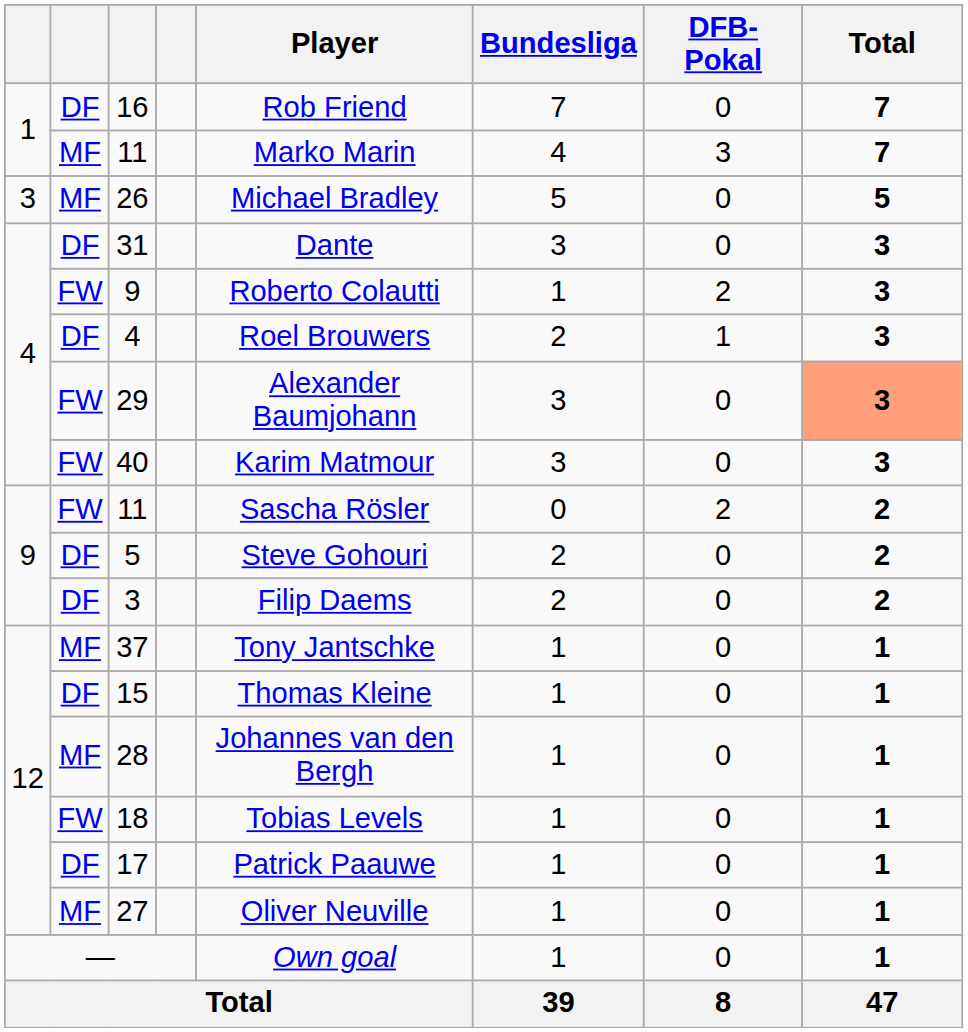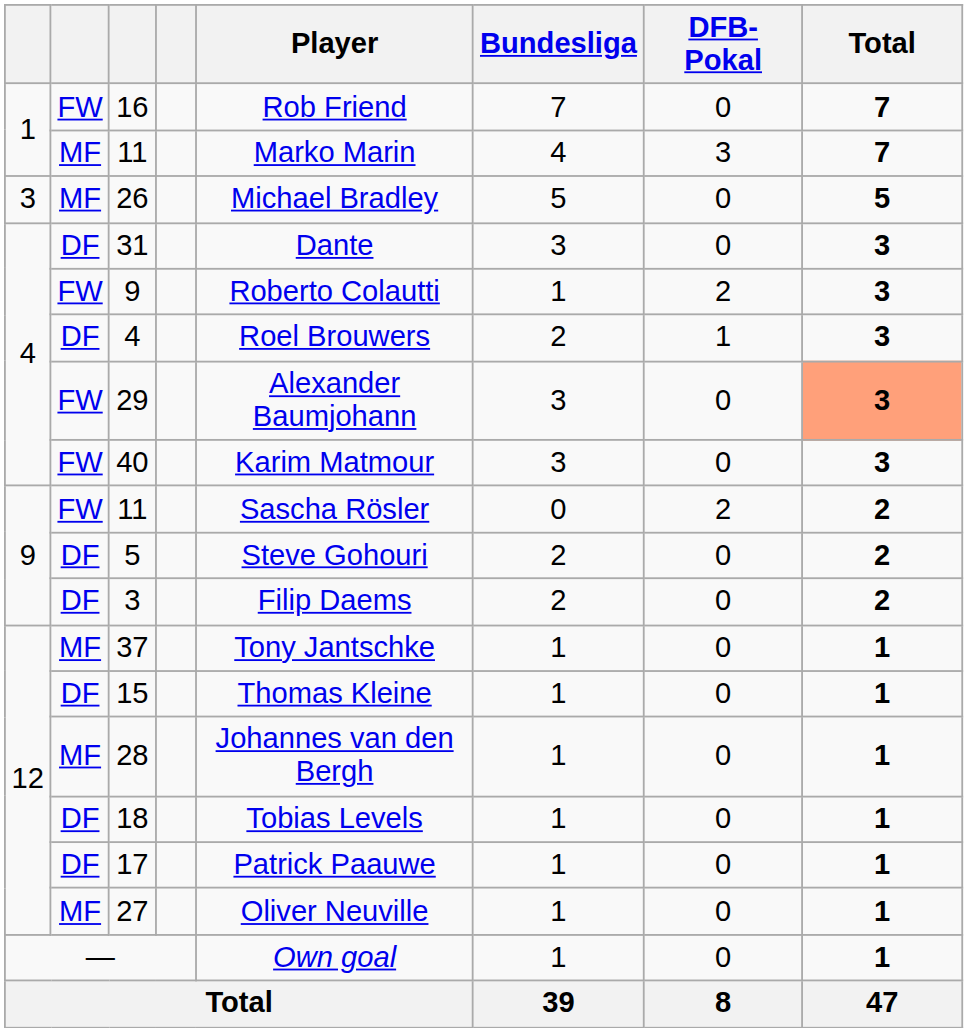(80, 106) DF -> (80, 106) FW
(80, 818) FW -> (80, 818) DF
